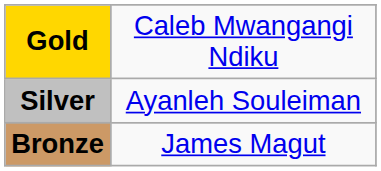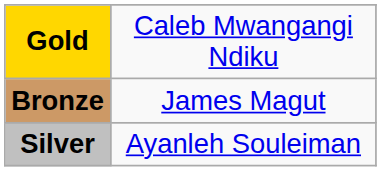rows swapped: (58, 100) <-> (58, 143)
